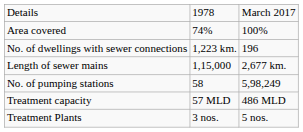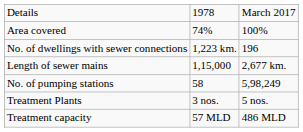rows swapped: (44, 118) <-> (49, 100)
